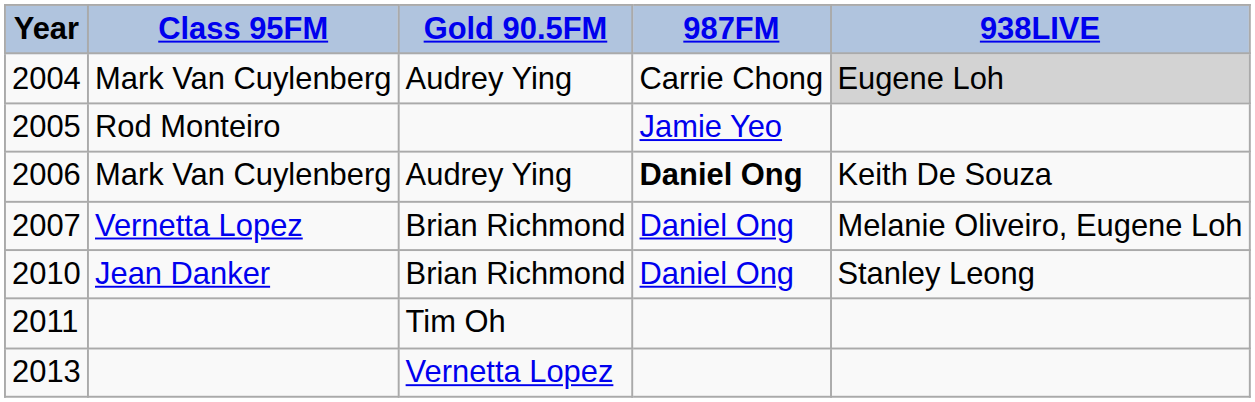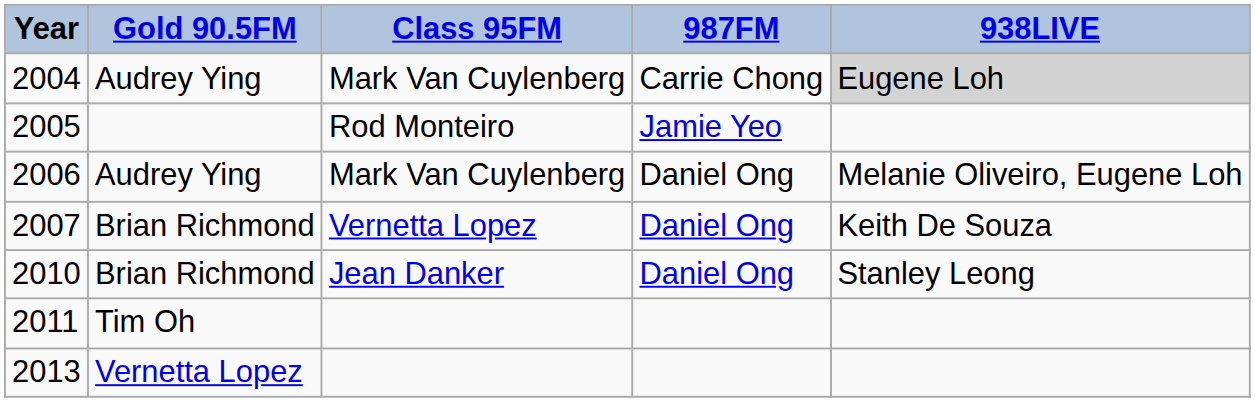columns swapped: (515, 28) <-> (243, 28)
(721, 175) bold -> (717, 175) normal
(945, 175) Keith De Souza -> (1040, 175) Melanie Oliveiro, Eugene Loh
(1040, 224) Melanie Oliveiro, Eugene Loh -> (945, 224) Keith De Souza
